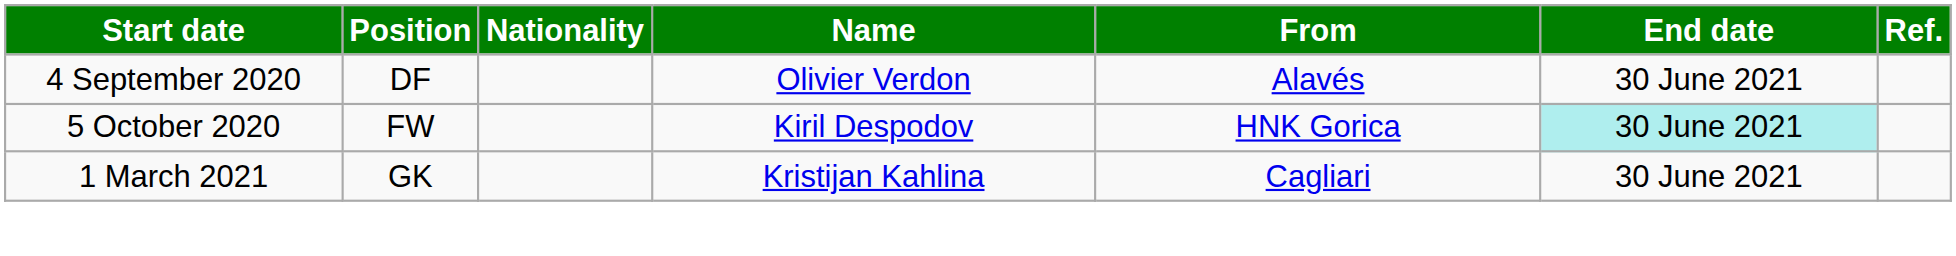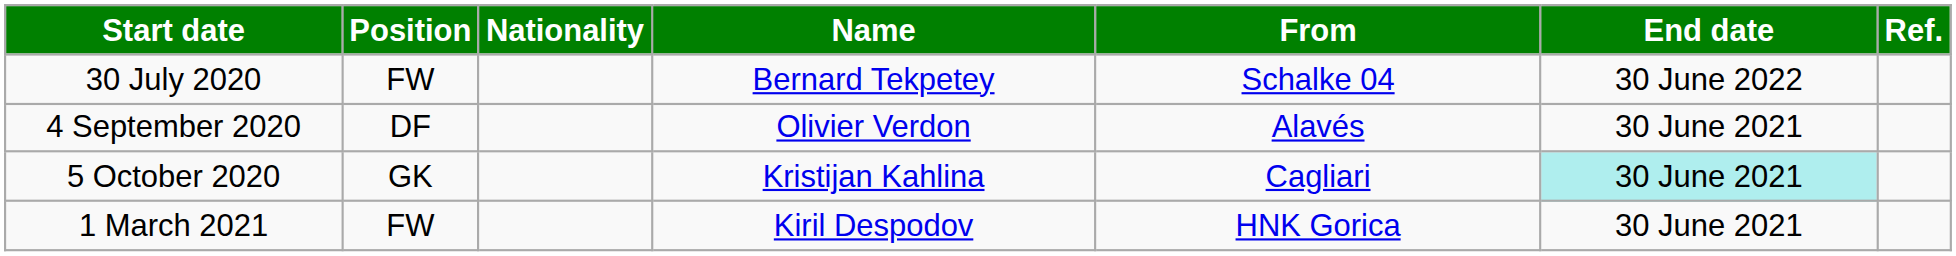+ row: (174, 79)
(410, 128) FW -> (410, 177) GK
(874, 128) Kiril Despodov -> (874, 177) Kristijan Kahlina
(1318, 128) HNK Gorica -> (1318, 177) Cagliari
(410, 177) GK -> (410, 226) FW
(874, 177) Kristijan Kahlina -> (874, 226) Kiril Despodov
(1318, 177) Cagliari -> (1318, 226) HNK Gorica
